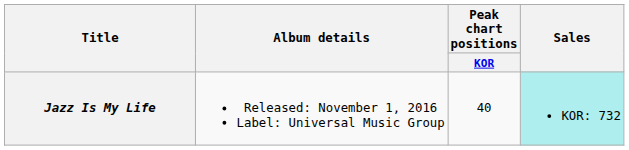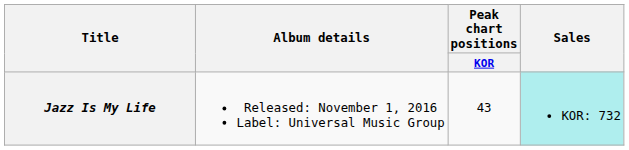(484, 108) 40 -> (484, 108) 43
